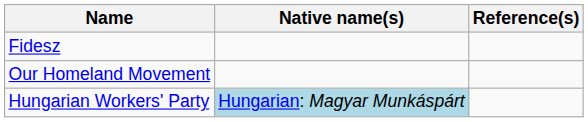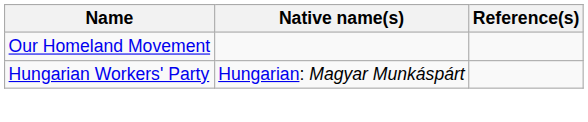- row: (35, 46)
(341, 102) lightblue background -> (341, 74) no background
